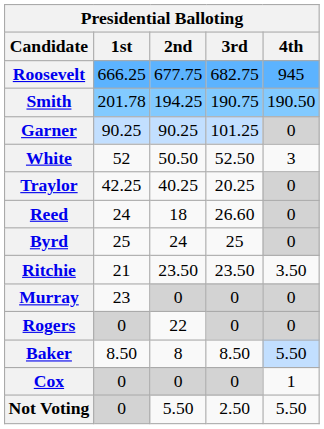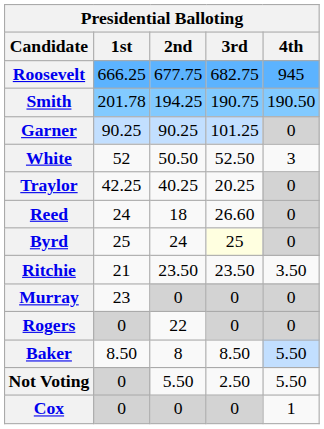(235, 241) no background -> (235, 241) lightyellow background
rows swapped: (49, 381) <-> (49, 409)
